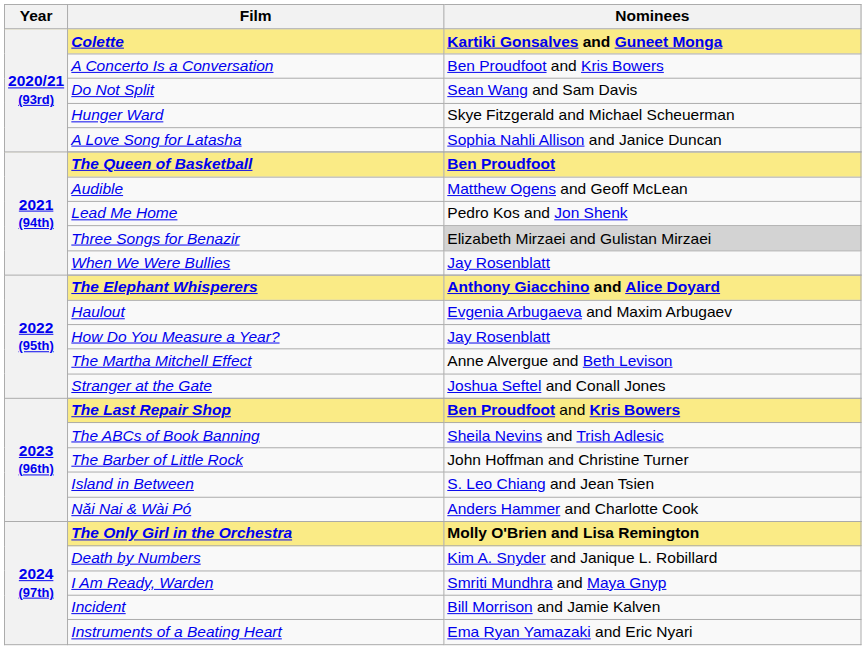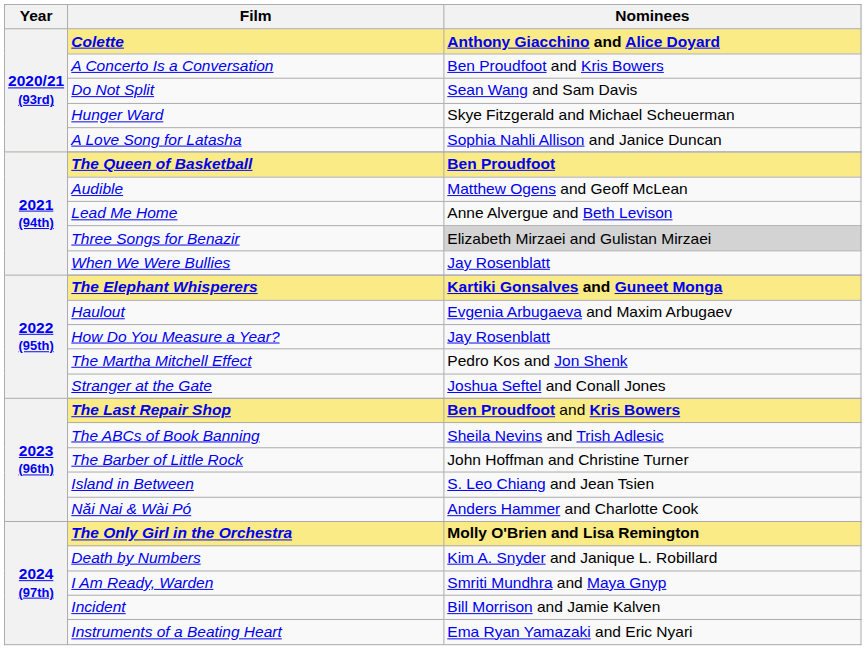(585, 41) Kartiki Gonsalves and Guneet Monga -> (584, 41) Anthony Giacchino and Alice Doyard
(537, 213) Pedro Kos and Jon Shenk -> (560, 213) Anne Alvergue and Beth Levison
(584, 287) Anthony Giacchino and Alice Doyard -> (585, 287) Kartiki Gonsalves and Guneet Monga
(560, 361) Anne Alvergue and Beth Levison -> (537, 361) Pedro Kos and Jon Shenk
